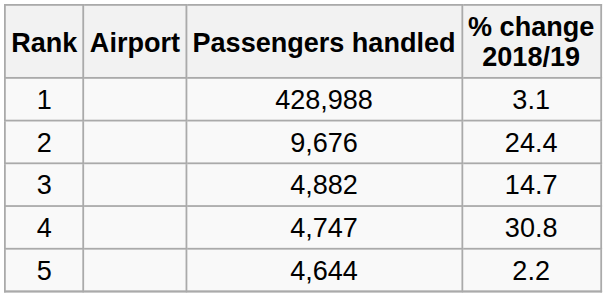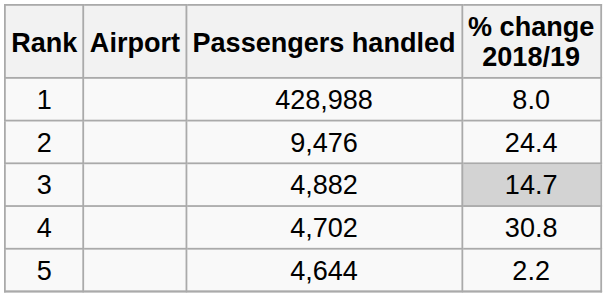(531, 100) 3.1 -> (531, 100) 8.0
(324, 142) 9,676 -> (324, 142) 9,476
(531, 185) no background -> (531, 185) lightgrey background
(324, 228) 4,747 -> (324, 228) 4,702
